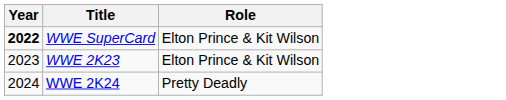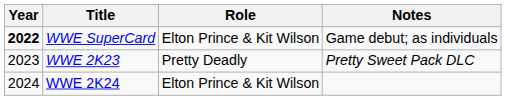+ column: (412, 15)
(240, 60) Elton Prince & Kit Wilson -> (204, 60) Pretty Deadly
(204, 83) Pretty Deadly -> (240, 83) Elton Prince & Kit Wilson
